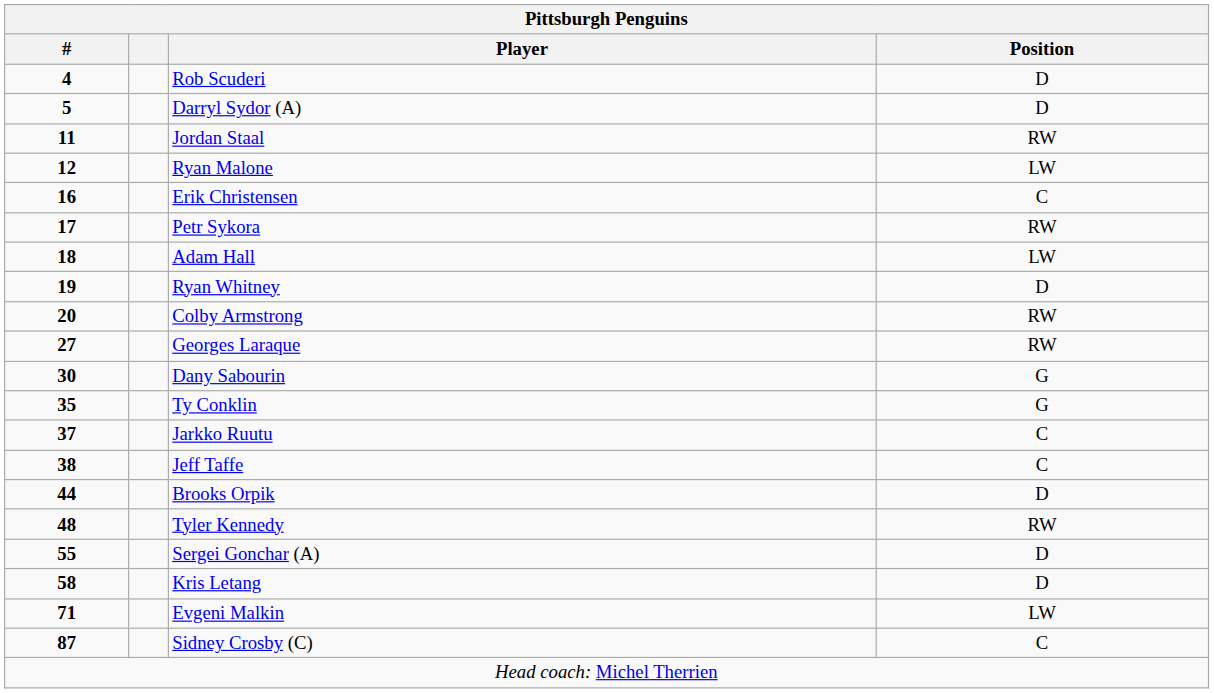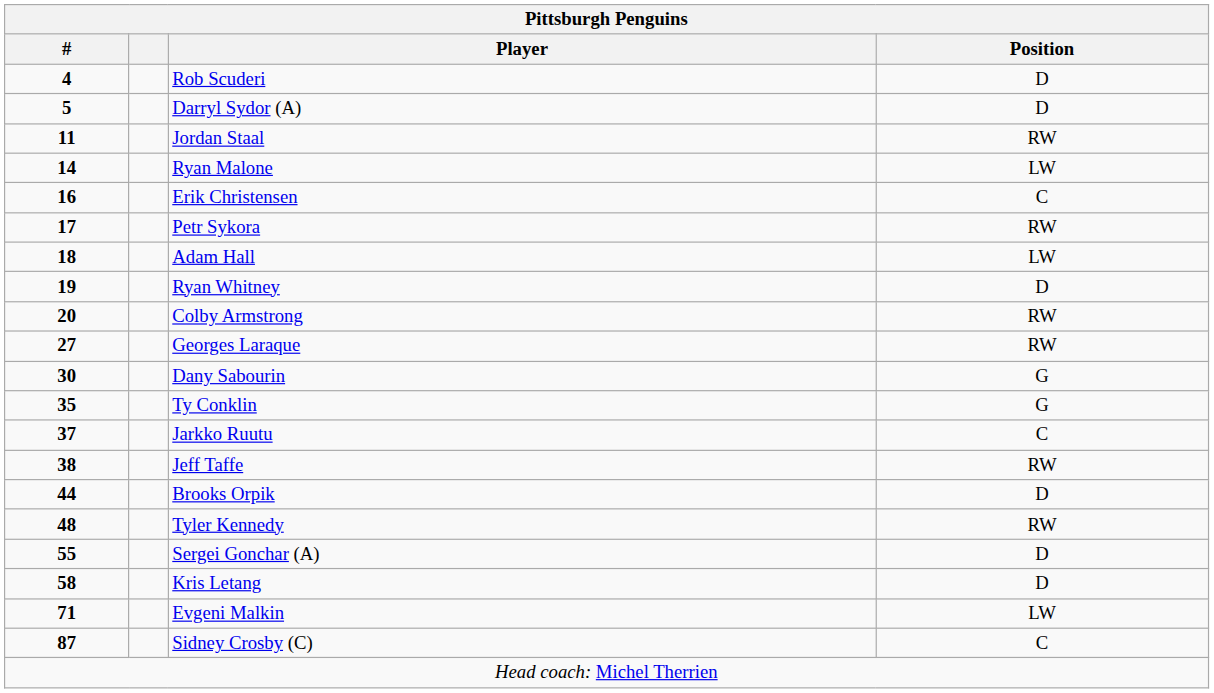(67, 167) 12 -> (67, 167) 14
(1042, 464) C -> (1042, 464) RW
